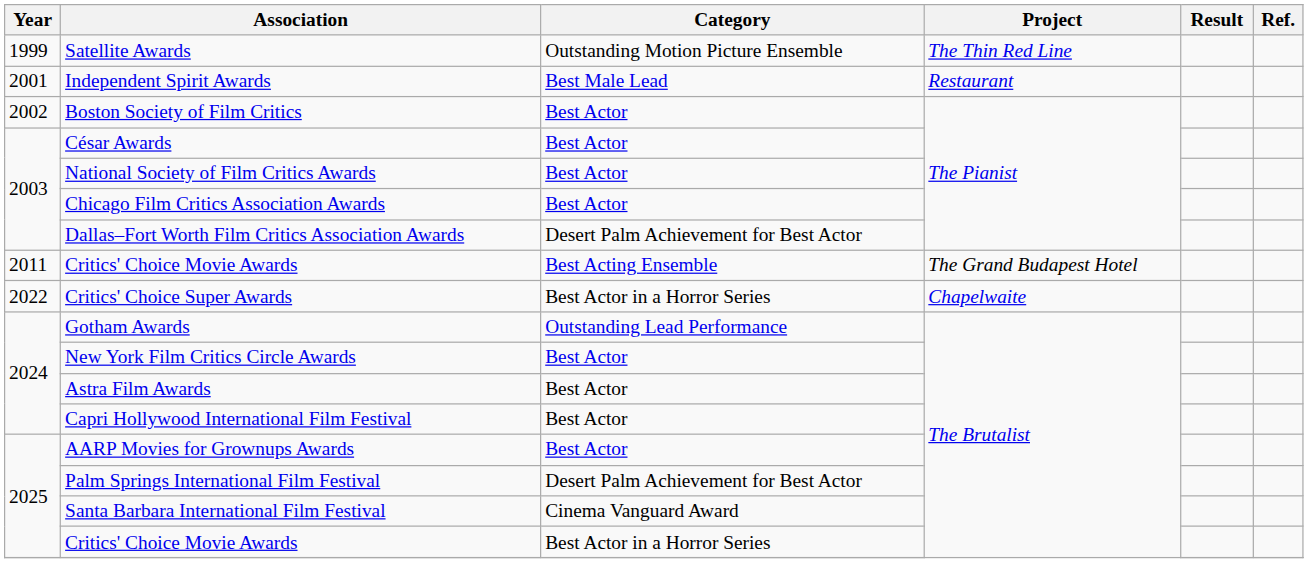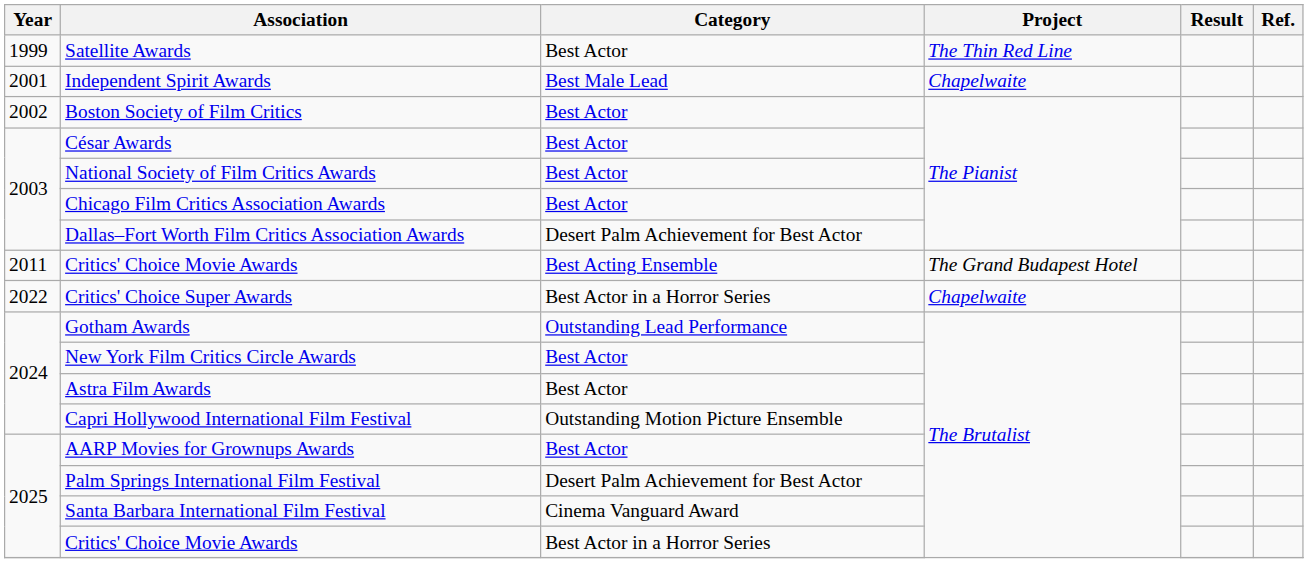(694, 50) Outstanding Motion Picture Ensemble -> (586, 50) Best Actor
(971, 81) Restaurant -> (977, 81) Chapelwaite
(586, 419) Best Actor -> (694, 419) Outstanding Motion Picture Ensemble
